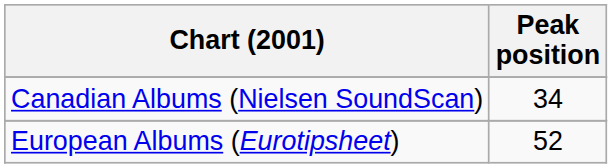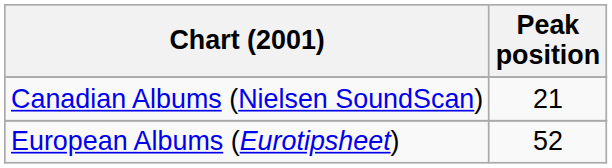(548, 98) 34 -> (548, 98) 21
